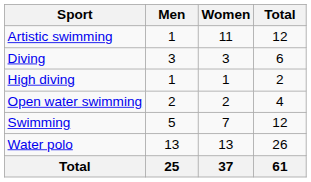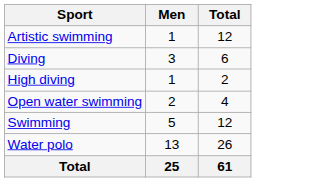- column: (226, 15)
